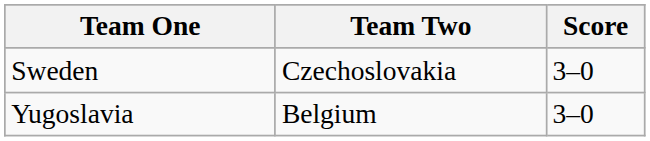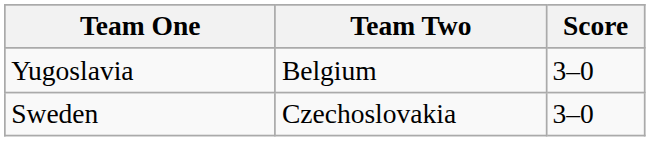rows swapped: (55, 69) <-> (72, 113)
